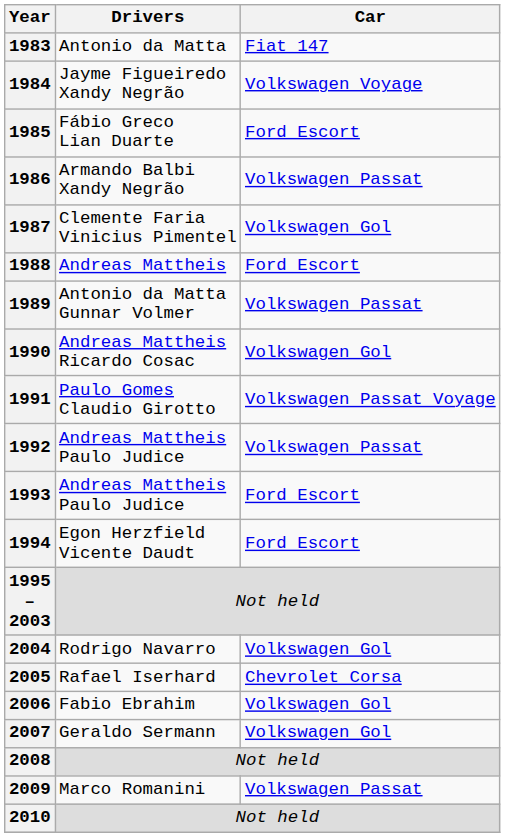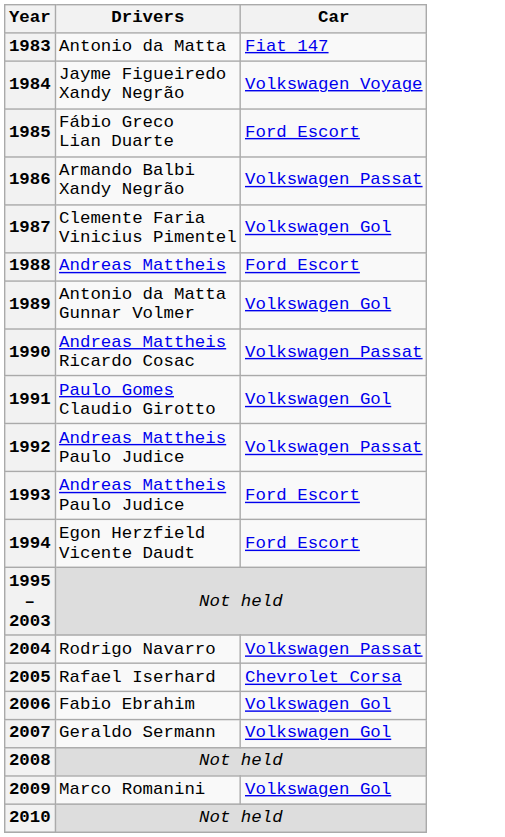(334, 305) Volkswagen Passat -> (318, 305) Volkswagen Gol
(318, 353) Volkswagen Gol -> (334, 353) Volkswagen Passat
(370, 400) Volkswagen Passat Voyage -> (318, 400) Volkswagen Gol
(318, 650) Volkswagen Gol -> (334, 650) Volkswagen Passat
(334, 790) Volkswagen Passat -> (318, 790) Volkswagen Gol
